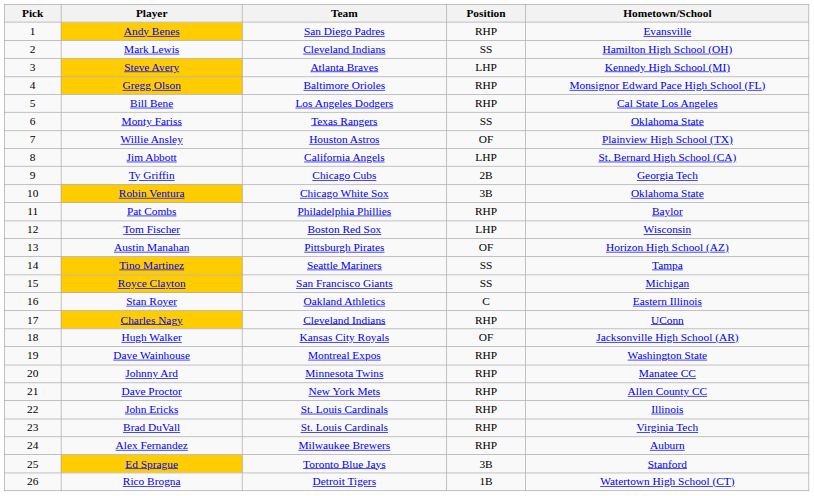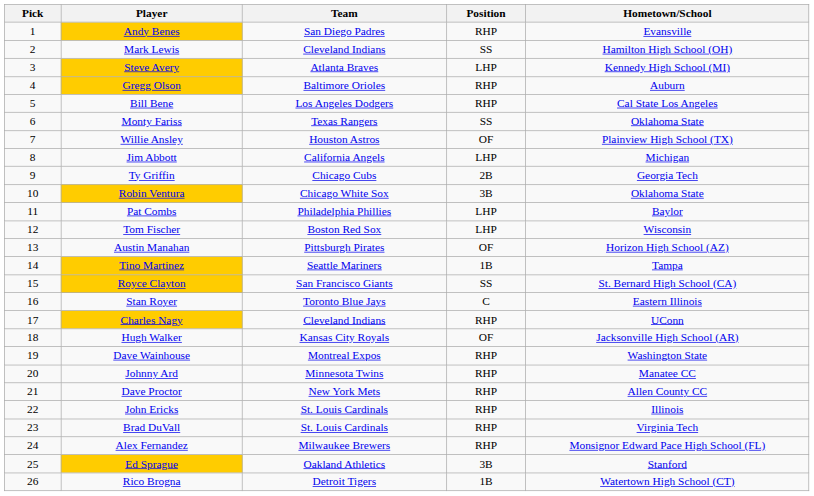(667, 85) Monsignor Edward Pace High School (FL) -> (667, 85) Auburn
(667, 157) St. Bernard High School (CA) -> (667, 157) Michigan
(486, 211) RHP -> (486, 211) LHP
(486, 265) SS -> (486, 265) 1B
(667, 283) Michigan -> (667, 283) St. Bernard High School (CA)
(344, 301) Oakland Athletics -> (344, 301) Toronto Blue Jays
(667, 445) Auburn -> (667, 445) Monsignor Edward Pace High School (FL)
(344, 463) Toronto Blue Jays -> (344, 463) Oakland Athletics
